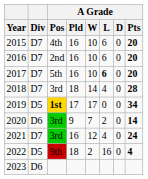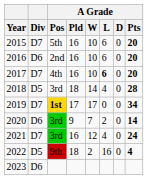(56, 43) 4th -> (56, 43) 5th
(37, 58) D7 -> (37, 58) D6
(56, 74) 5th -> (56, 74) 4th
(37, 89) D7 -> (37, 89) D5
(37, 105) D5 -> (37, 105) D7
